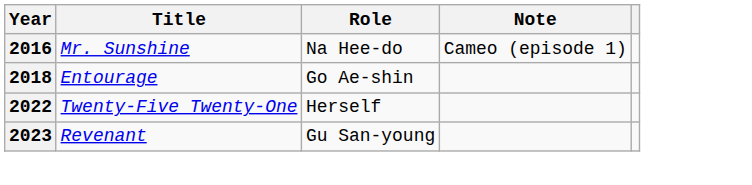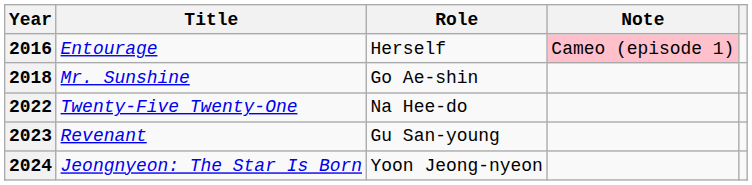(125, 49) Mr. Sunshine -> (109, 49) Entourage
(354, 49) Na Hee-do -> (408, 49) Herself
(535, 49) no background -> (643, 49) pink background
(109, 78) Entourage -> (125, 78) Mr. Sunshine
(344, 107) Herself -> (419, 107) Na Hee-do
+ row: (31, 166)
